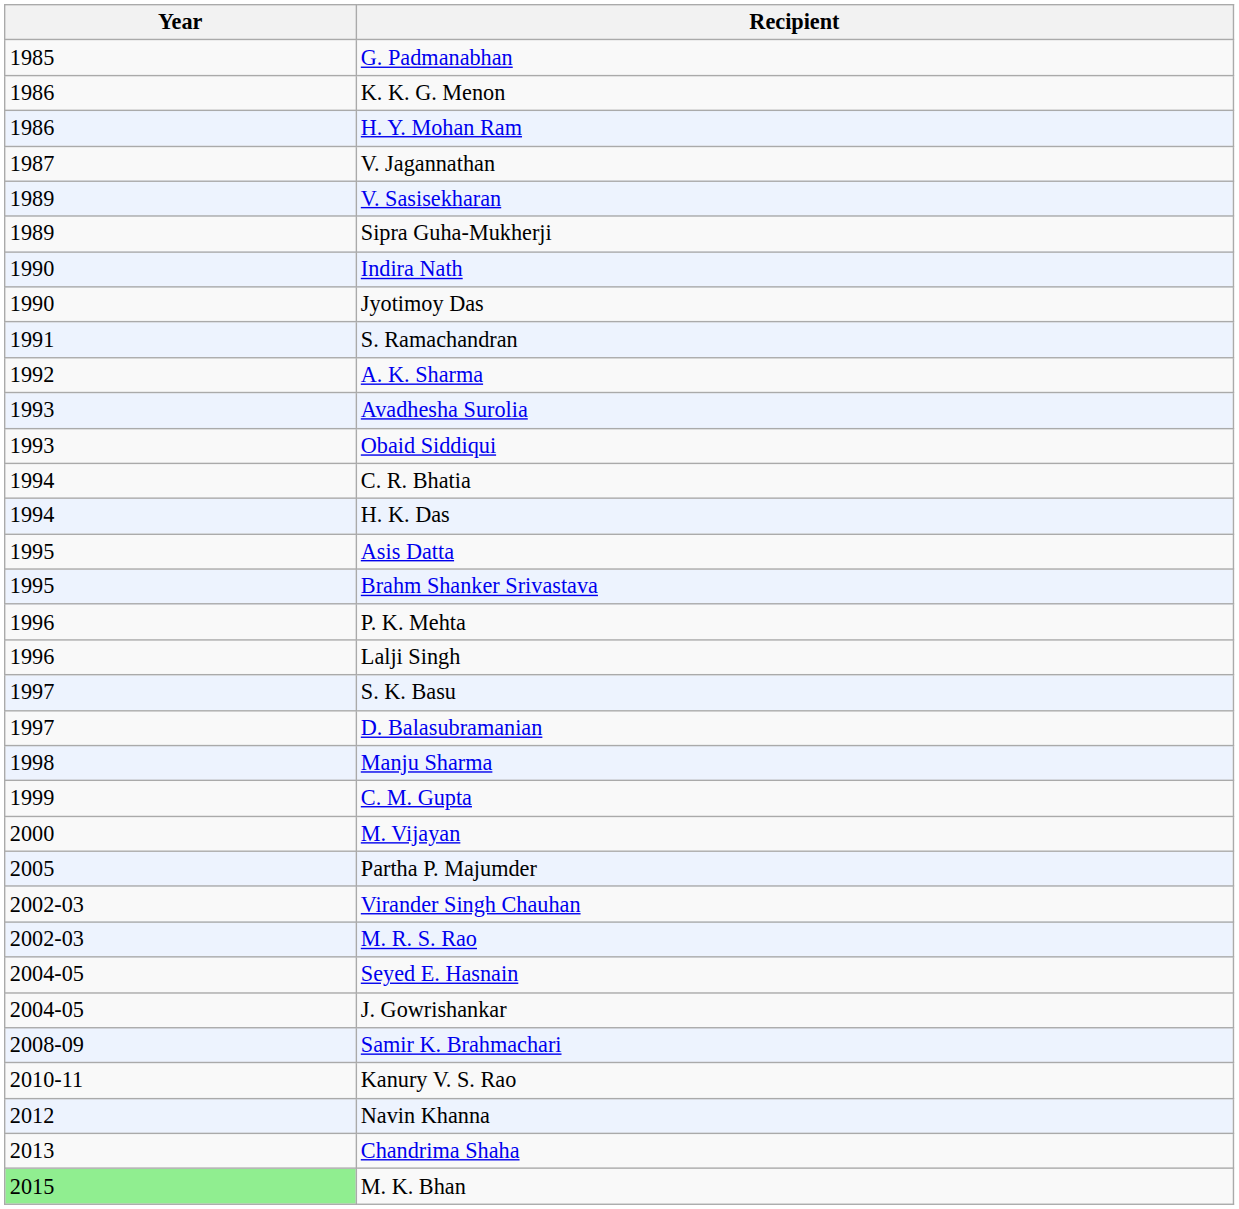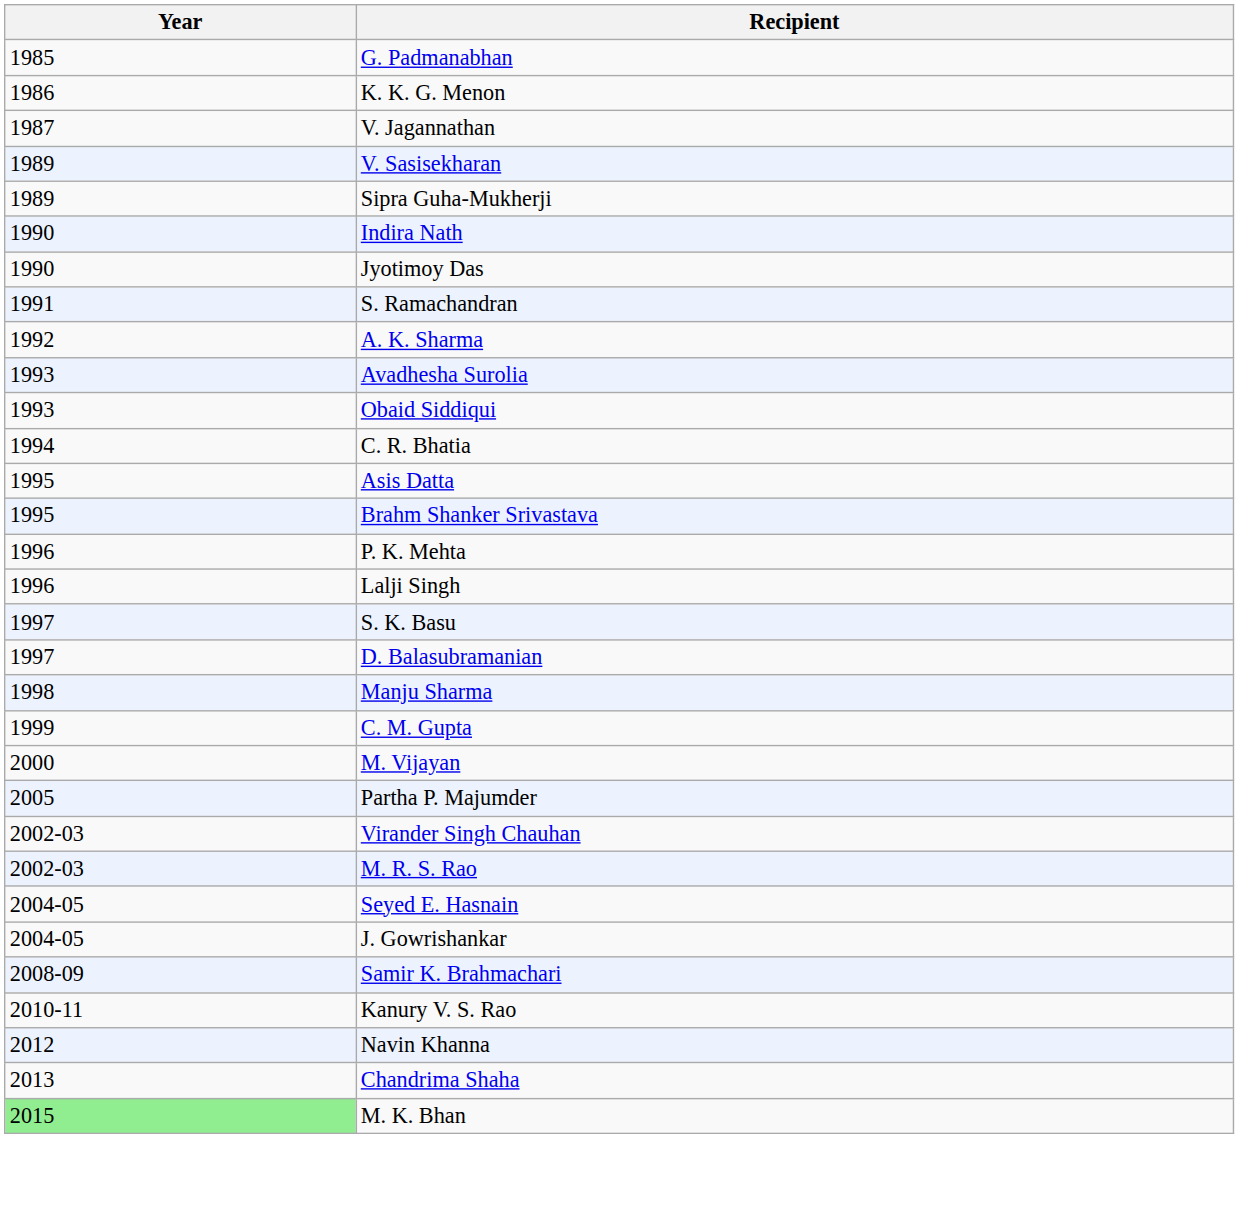- row: (441, 127)
- row: (405, 515)
